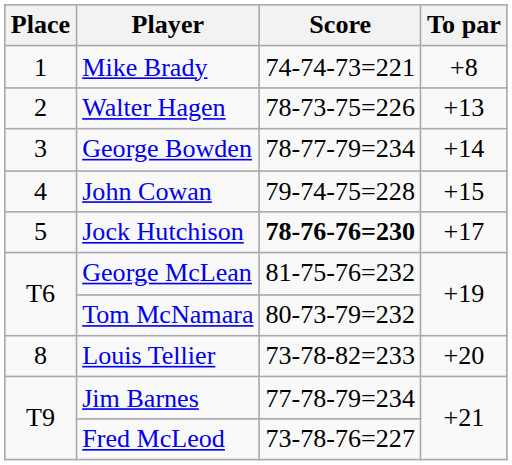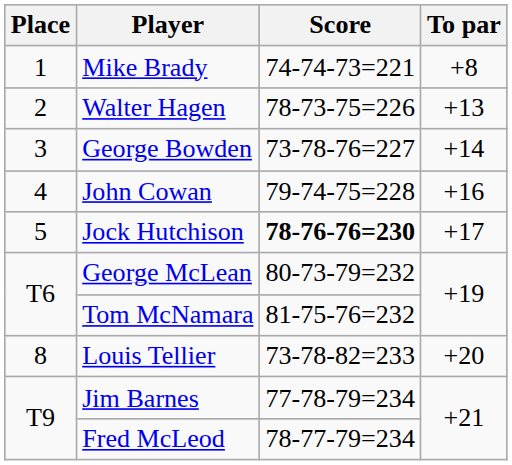(340, 149) 78-77-79=234 -> (340, 149) 73-78-76=227
(464, 190) +15 -> (464, 190) +16
(340, 273) 81-75-76=232 -> (340, 273) 80-73-79=232
(340, 314) 80-73-79=232 -> (340, 314) 81-75-76=232
(340, 438) 73-78-76=227 -> (340, 438) 78-77-79=234
